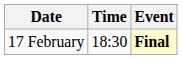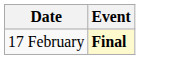- column: (109, 16)
